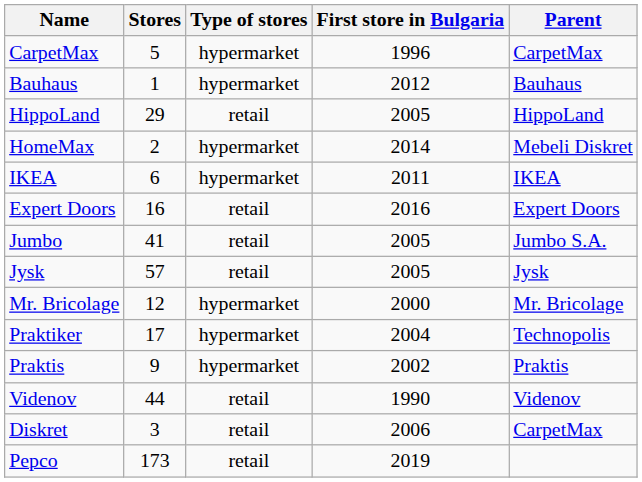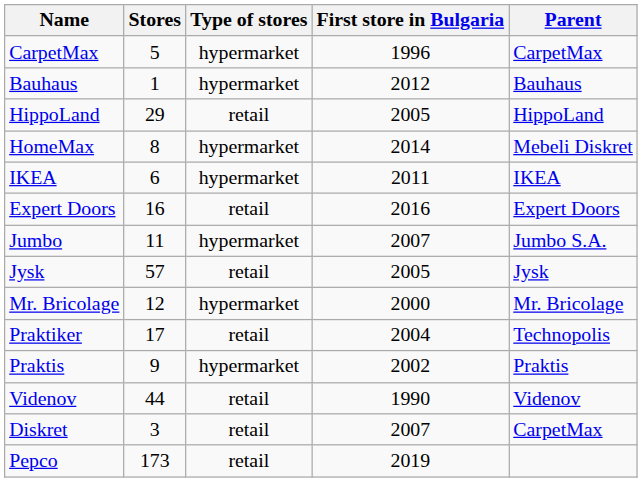(155, 146) 2 -> (155, 146) 8
(155, 240) 41 -> (155, 240) 11
(249, 240) retail -> (249, 240) hypermarket
(410, 240) 2005 -> (410, 240) 2007
(249, 334) hypermarket -> (249, 334) retail
(410, 429) 2006 -> (410, 429) 2007
